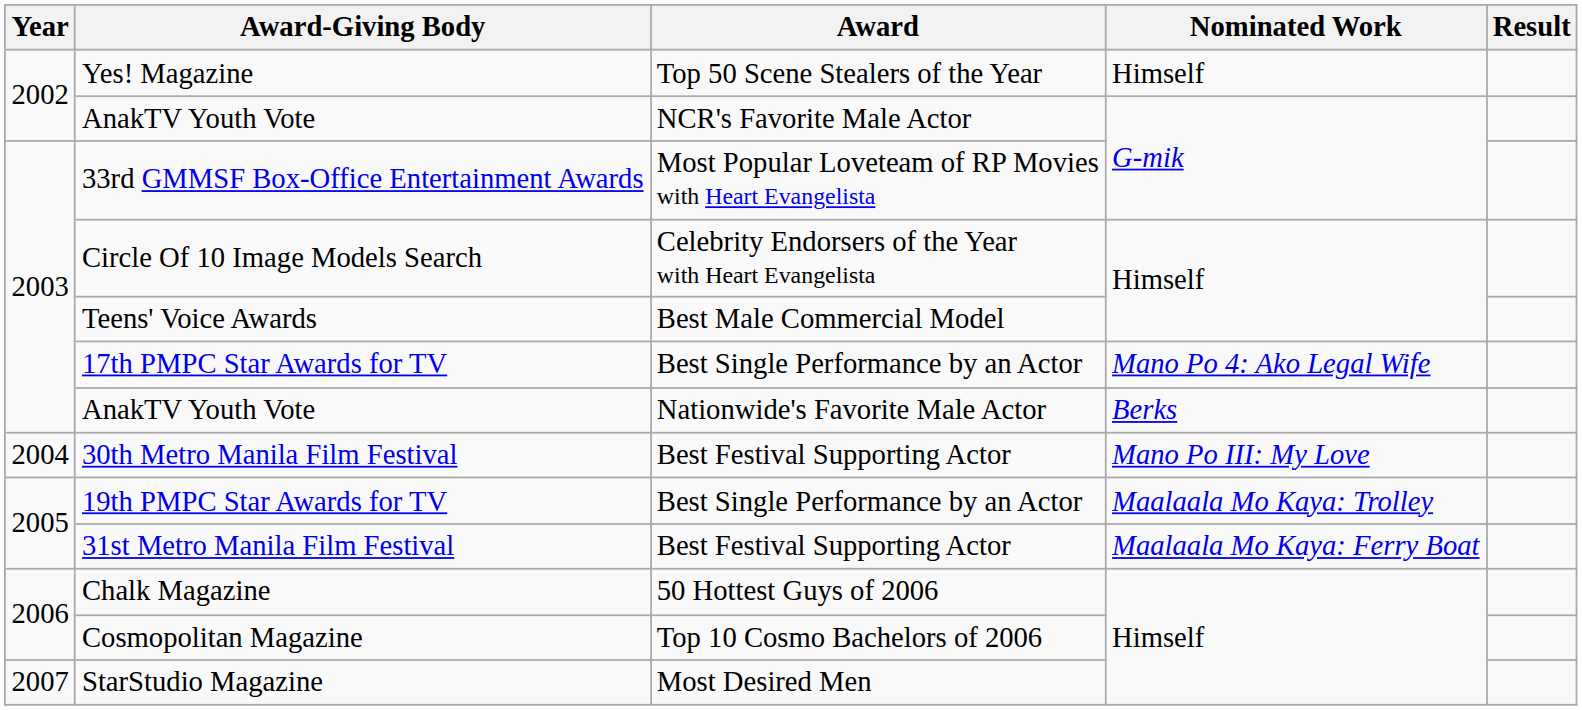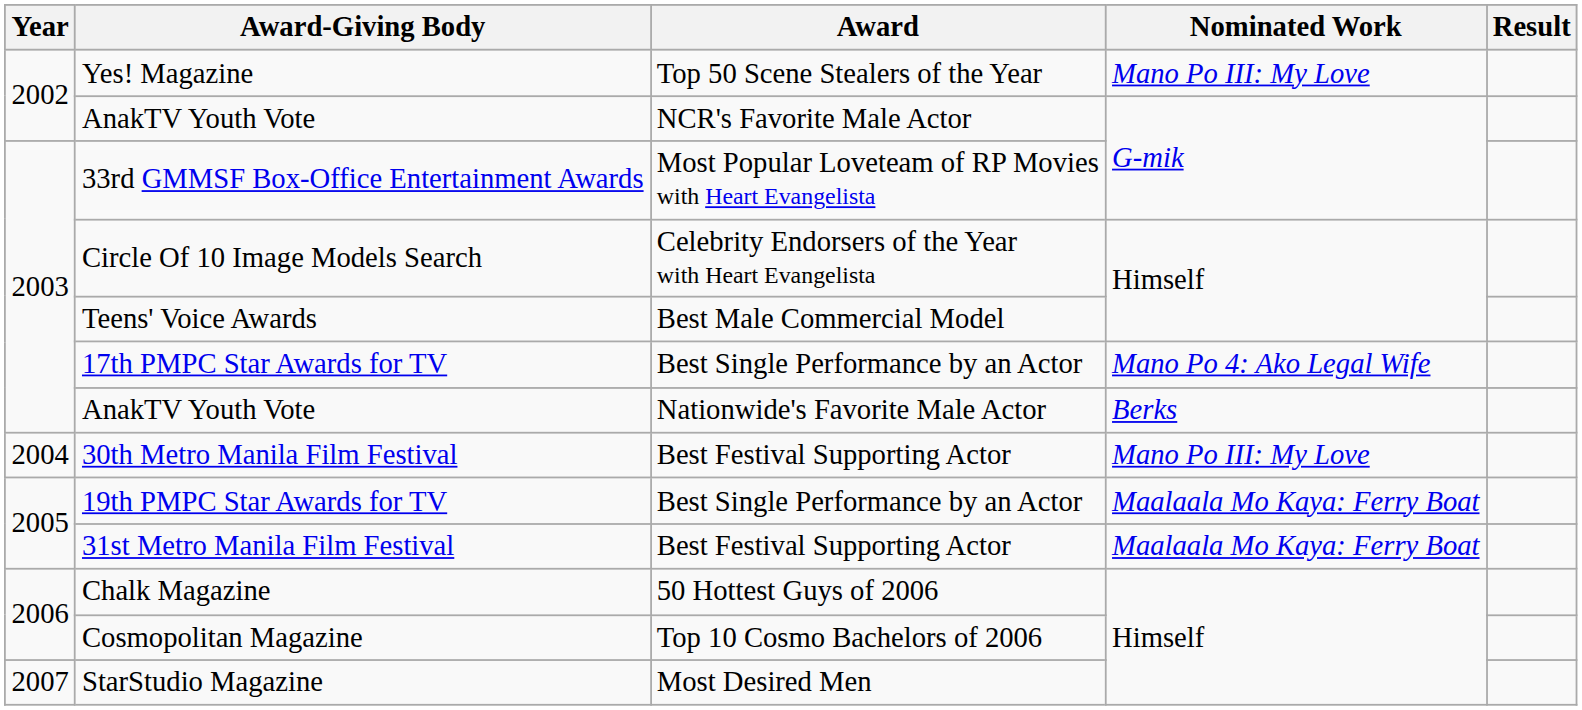(1158, 72) Himself -> (1241, 72) Mano Po III: My Love
(1273, 500) Maalaala Mo Kaya: Trolley -> (1296, 500) Maalaala Mo Kaya: Ferry Boat
